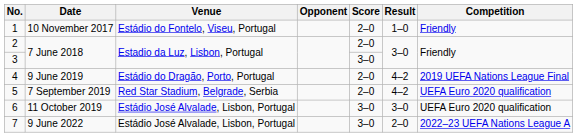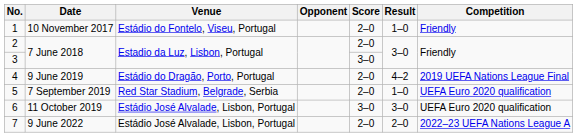(400, 92) 4–2 -> (400, 92) 1–0
(366, 124) 3–0 -> (366, 124) 2–0
